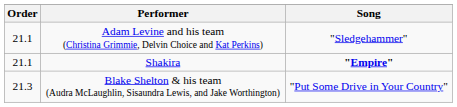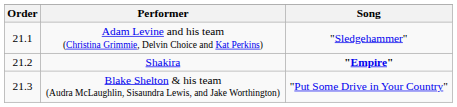(23, 62) 21.1 -> (23, 62) 21.2
